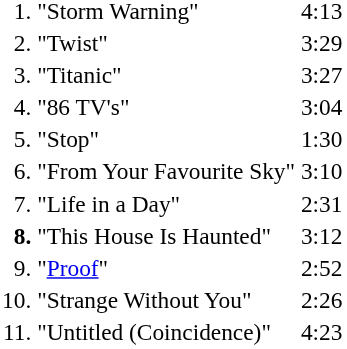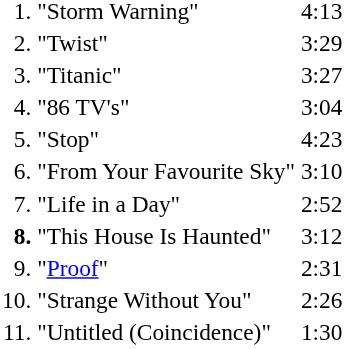(322, 139) 1:30 -> (322, 139) 4:23
(322, 204) 2:31 -> (322, 204) 2:52
(322, 268) 2:52 -> (322, 268) 2:31
(322, 332) 4:23 -> (322, 332) 1:30
